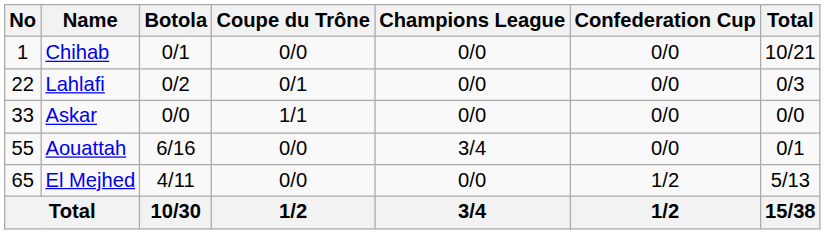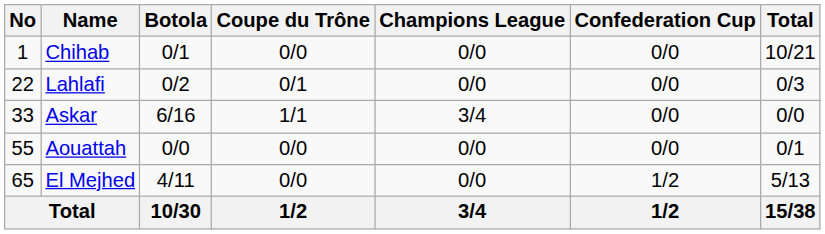(176, 116) 0/0 -> (176, 116) 6/16
(472, 116) 0/0 -> (472, 116) 3/4
(176, 148) 6/16 -> (176, 148) 0/0
(472, 148) 3/4 -> (472, 148) 0/0
